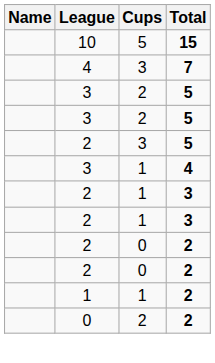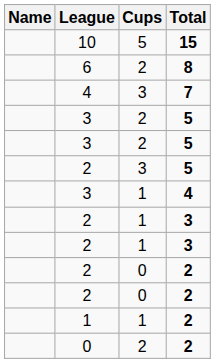+ row: (87, 68)
